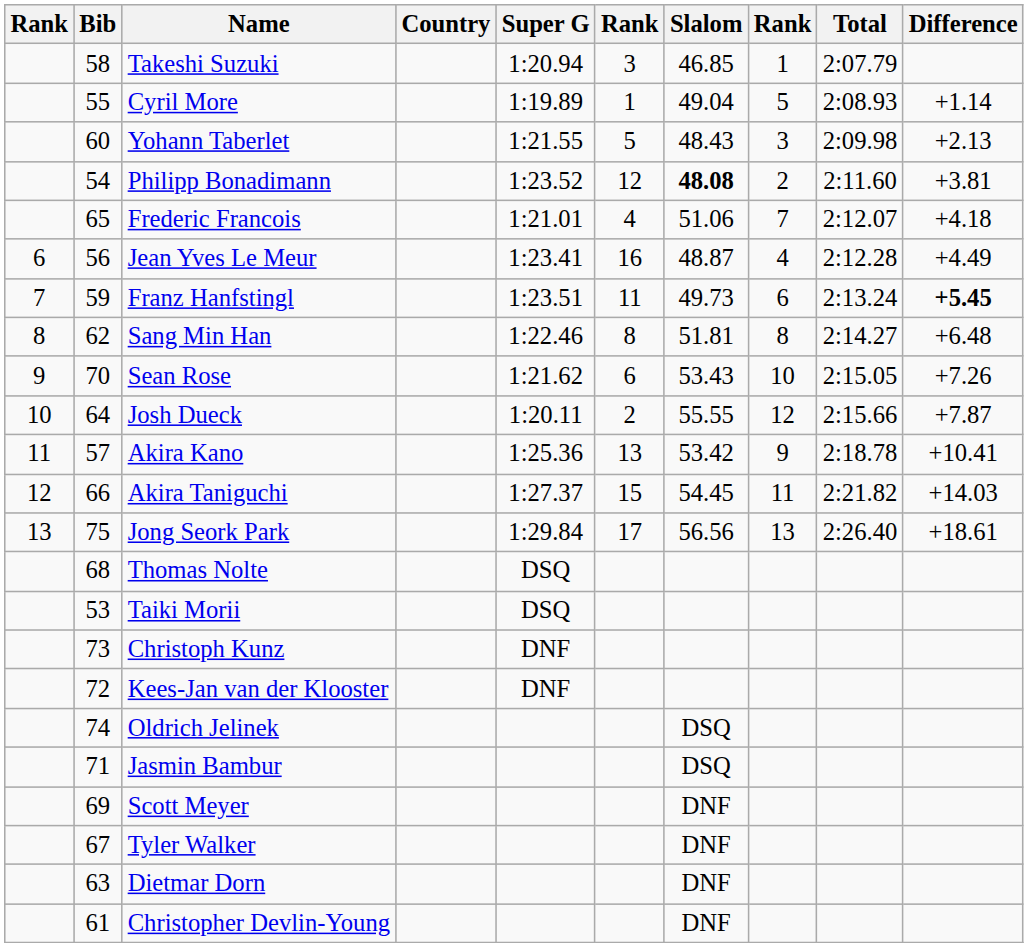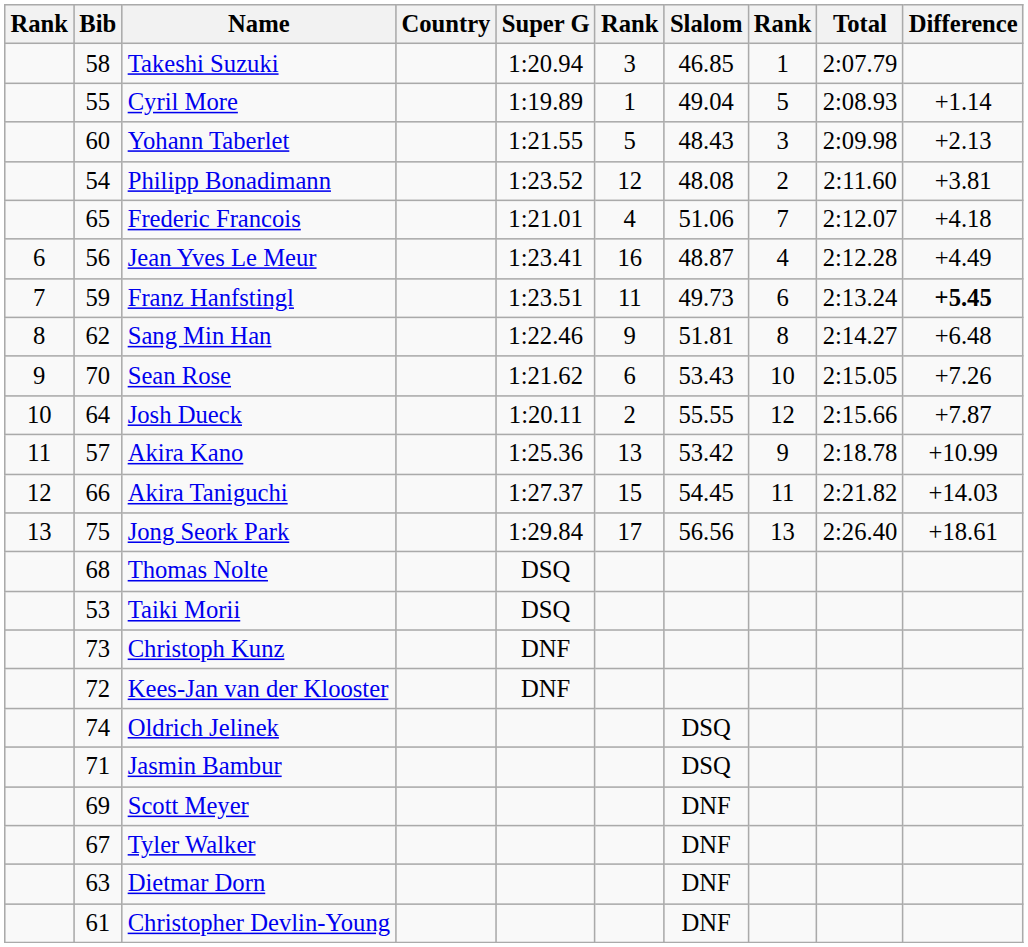(706, 180) bold -> (706, 180) normal
(630, 336) 8 -> (630, 336) 9
(963, 453) +10.41 -> (963, 453) +10.99
